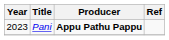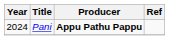(17, 27) 2023 -> (17, 27) 2024
